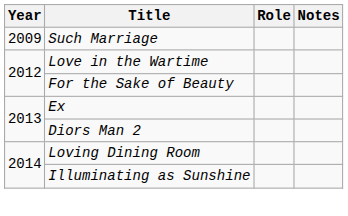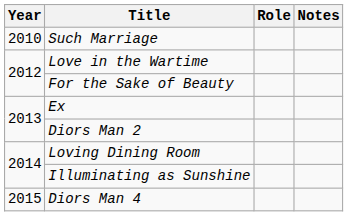(25, 39) 2009 -> (25, 39) 2010
+ row: (95, 199)
